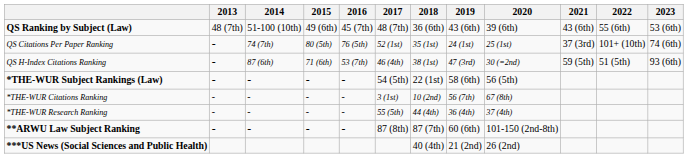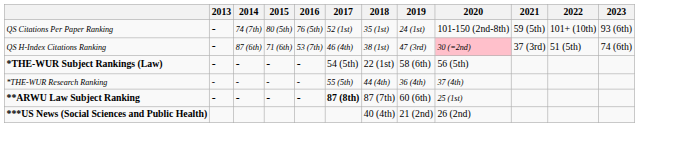- row: (69, 27)
(499, 45) 25 (1st) -> (473, 28) 101-150 (2nd-8th)
(579, 44) 37 (3rd) -> (529, 28) 59 (5th)
(665, 44) 74 (6th) -> (616, 28) 93 (6th)
(503, 62) no background -> (454, 47) pink background
(578, 62) 59 (5th) -> (530, 46) 37 (3rd)
(665, 62) 93 (6th) -> (616, 46) 74 (6th)
- row: (57, 96)
(393, 129) normal -> (343, 98) bold
(522, 129) 101-150 (2nd-8th) -> (450, 98) 25 (1st)
